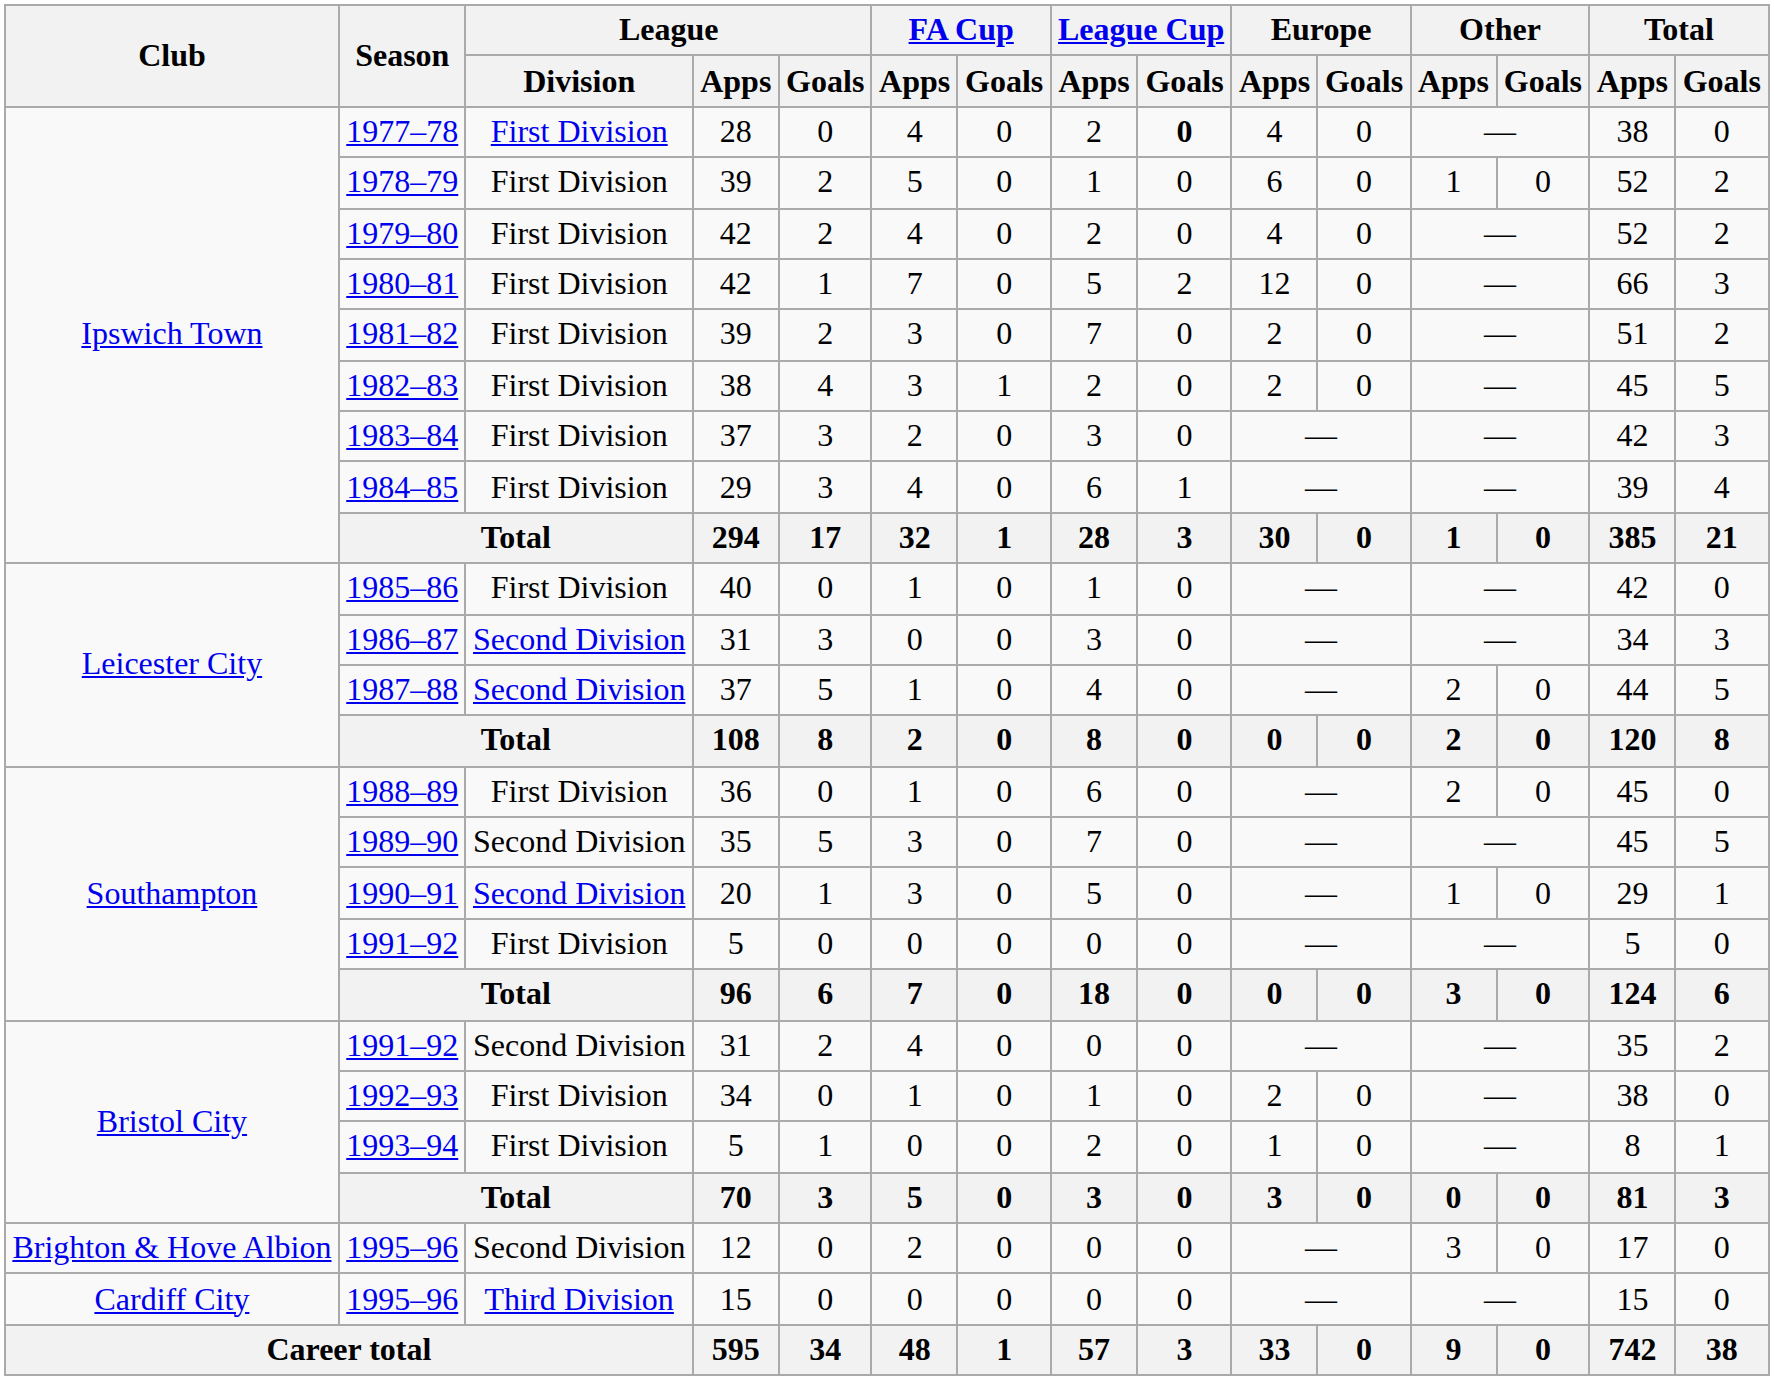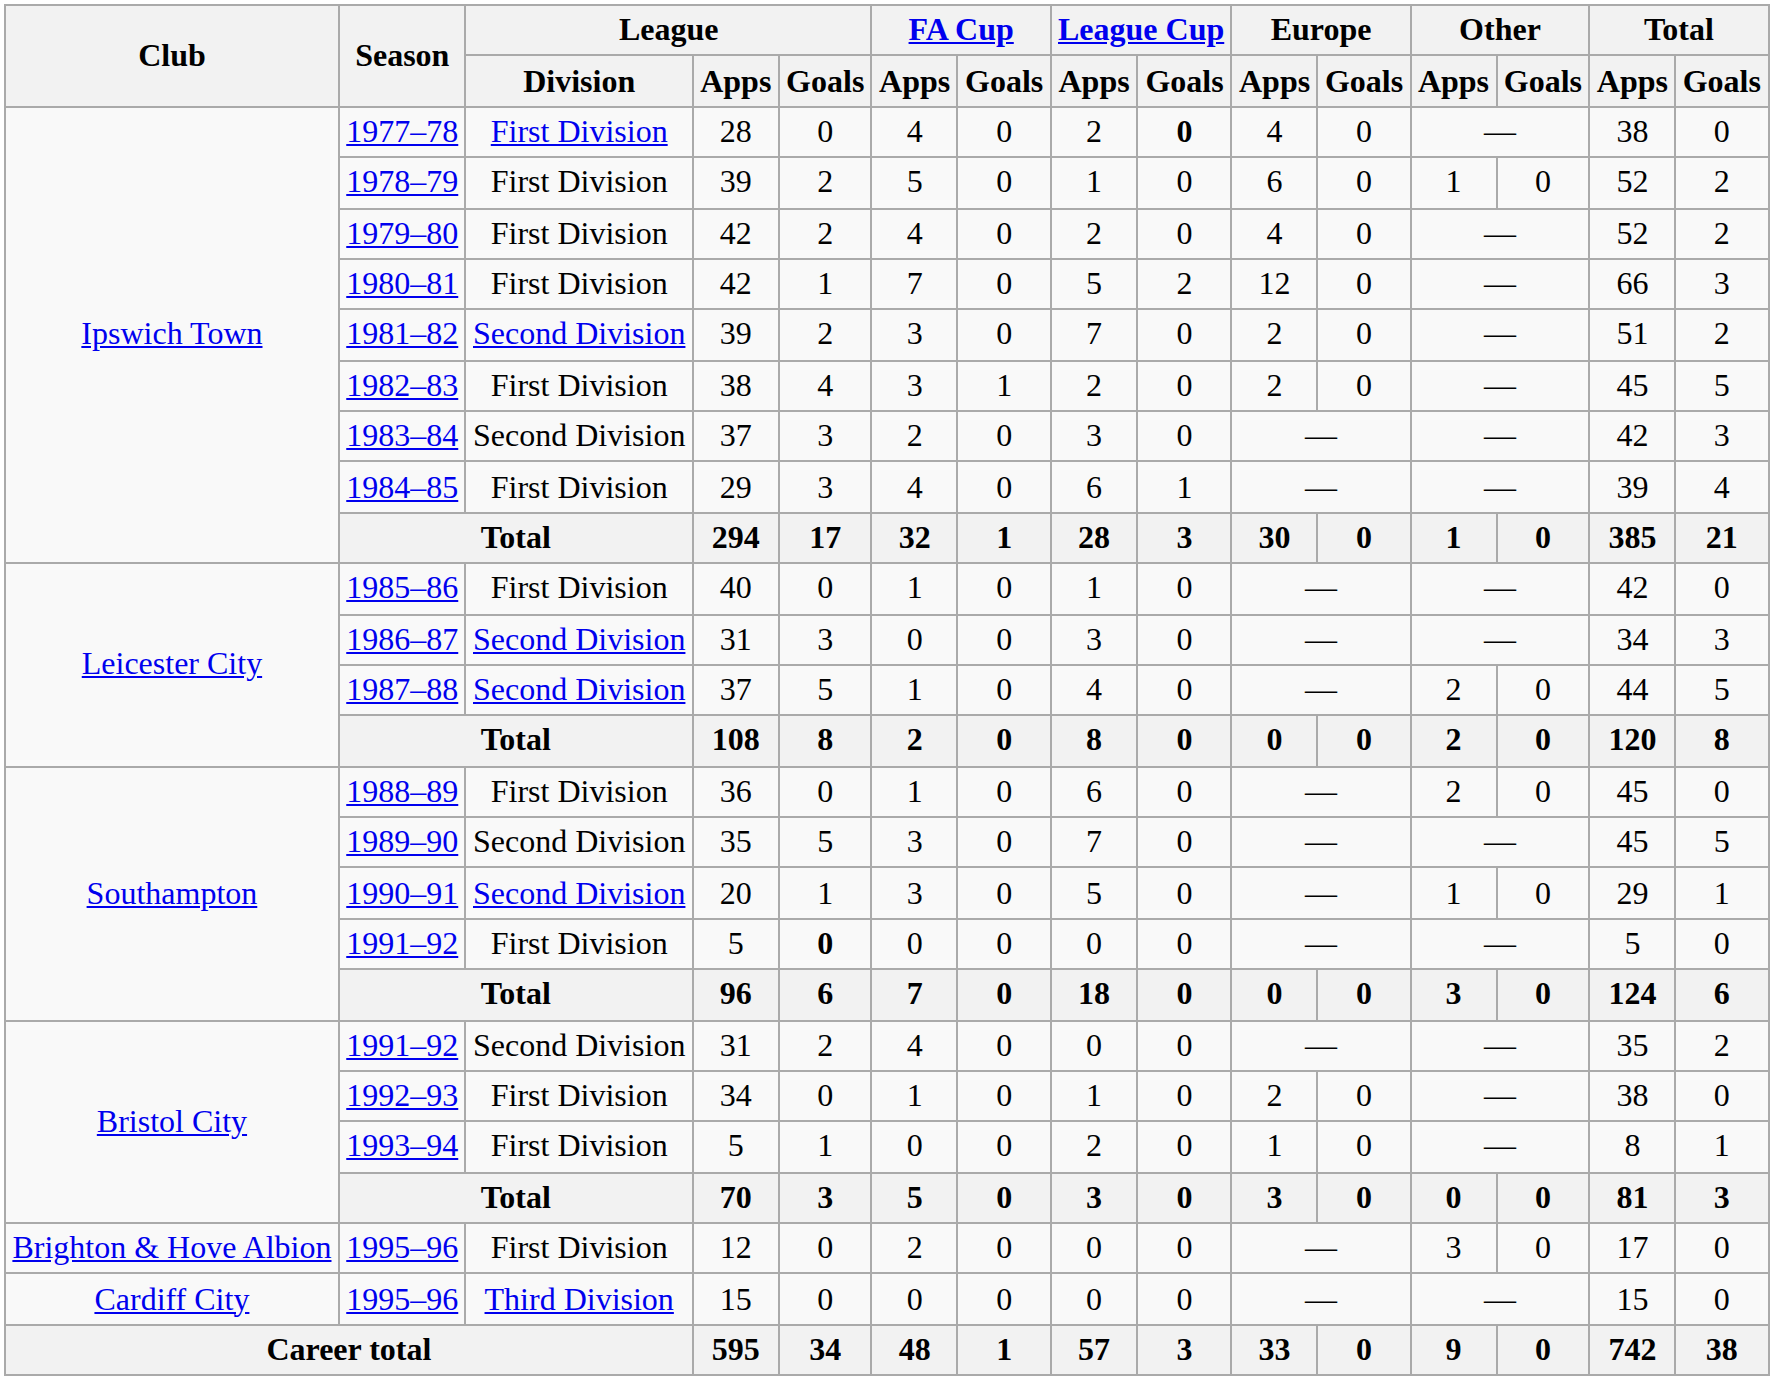(579, 334) First Division -> (579, 334) Second Division
(579, 435) First Division -> (579, 435) Second Division
(825, 943) normal -> (825, 943) bold
(579, 1247) Second Division -> (579, 1247) First Division
